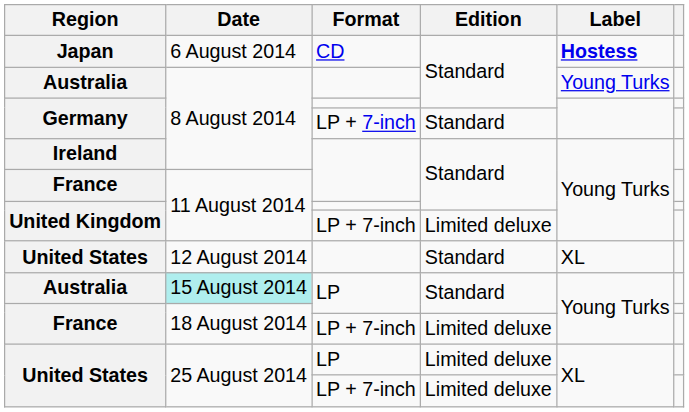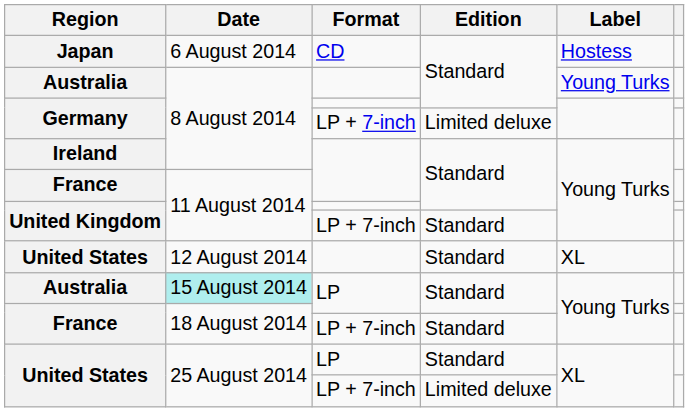(599, 51) bold -> (596, 51) normal
(465, 122) Standard -> (488, 122) Limited deluxe
(488, 225) Limited deluxe -> (465, 225) Standard
(488, 328) Limited deluxe -> (465, 328) Standard
(488, 359) Limited deluxe -> (465, 359) Standard
